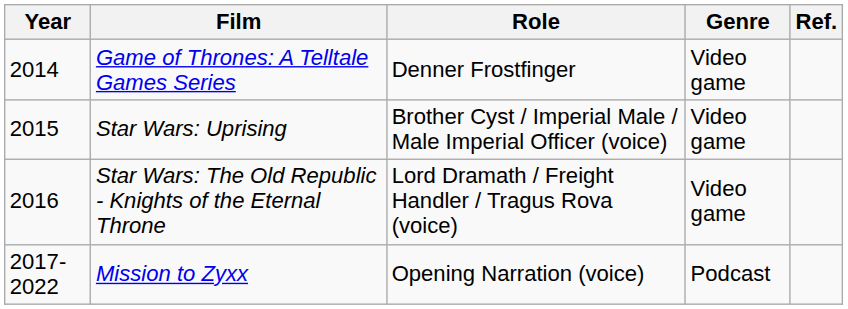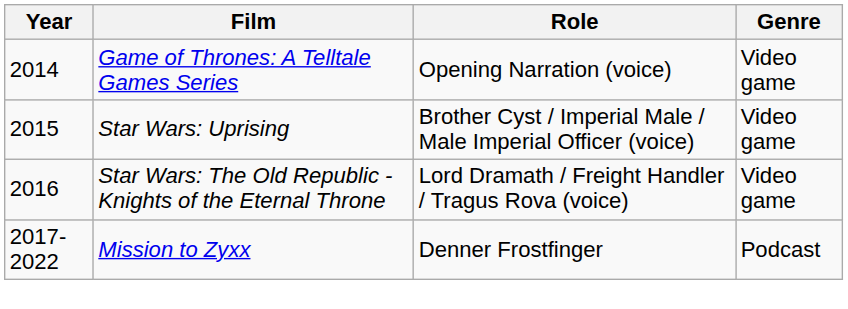- column: (816, 22)
(484, 69) Denner Frostfinger -> (545, 69) Opening Narration (voice)
(518, 273) Opening Narration (voice) -> (511, 249) Denner Frostfinger
